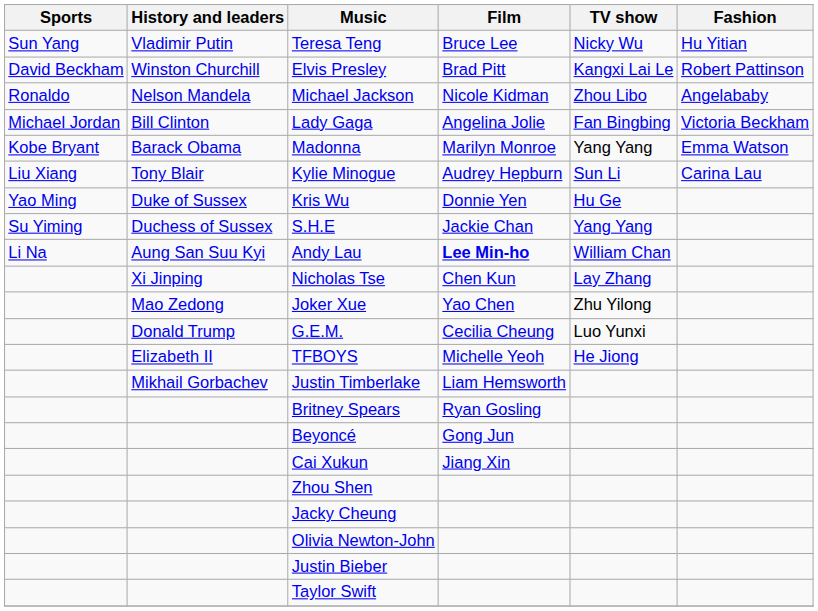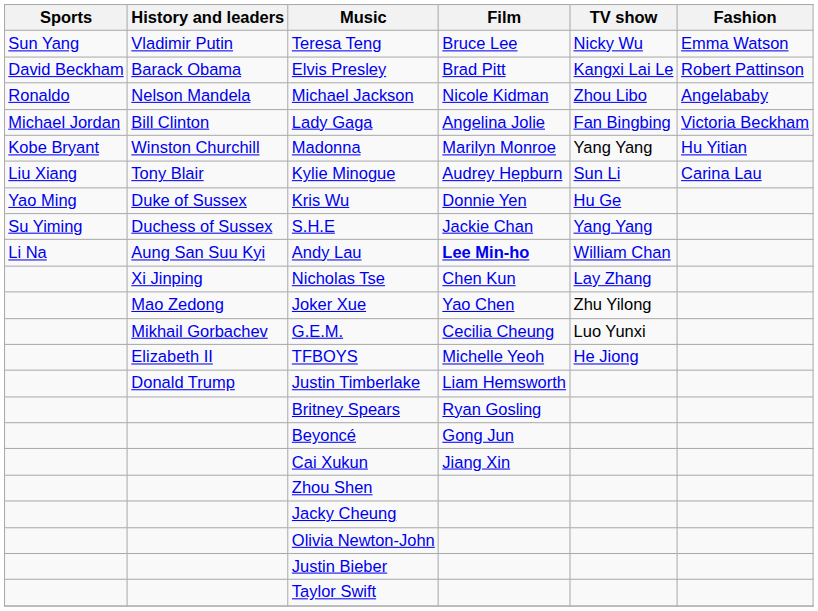(714, 43) Hu Yitian -> (735, 43) Emma Watson
(195, 69) Winston Churchill -> (186, 69) Barack Obama
(186, 148) Barack Obama -> (195, 148) Winston Churchill
(735, 148) Emma Watson -> (714, 148) Hu Yitian
(183, 331) Donald Trump -> (200, 331) Mikhail Gorbachev
(200, 383) Mikhail Gorbachev -> (183, 383) Donald Trump
